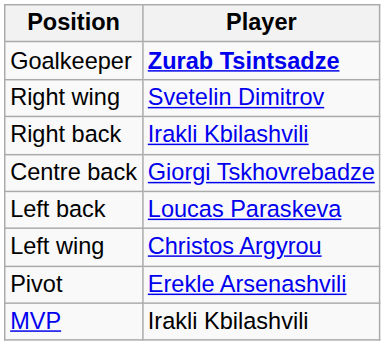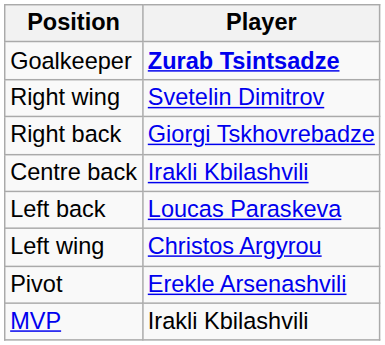(228, 135) Irakli Kbilashvili -> (261, 135) Giorgi Tskhovrebadze
(261, 172) Giorgi Tskhovrebadze -> (228, 172) Irakli Kbilashvili
